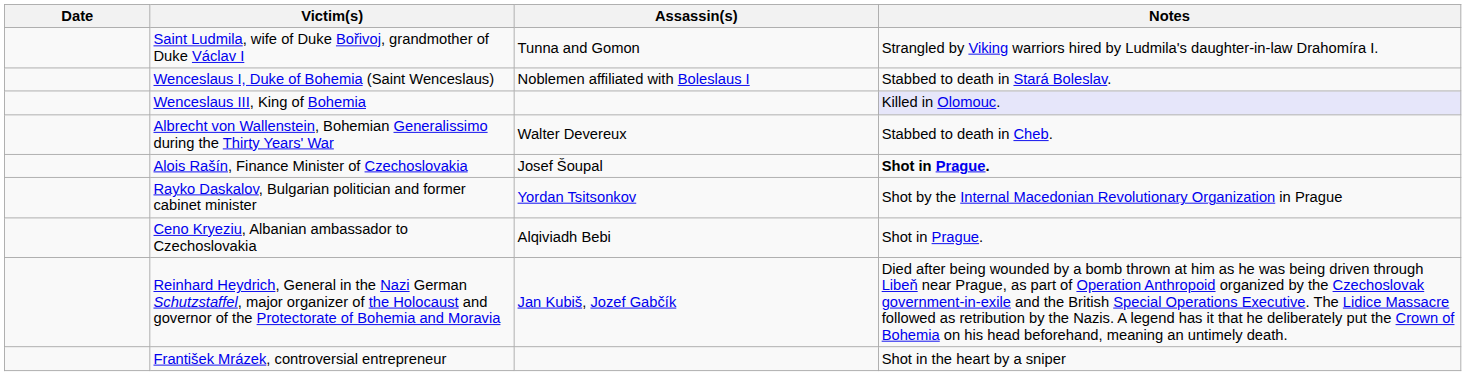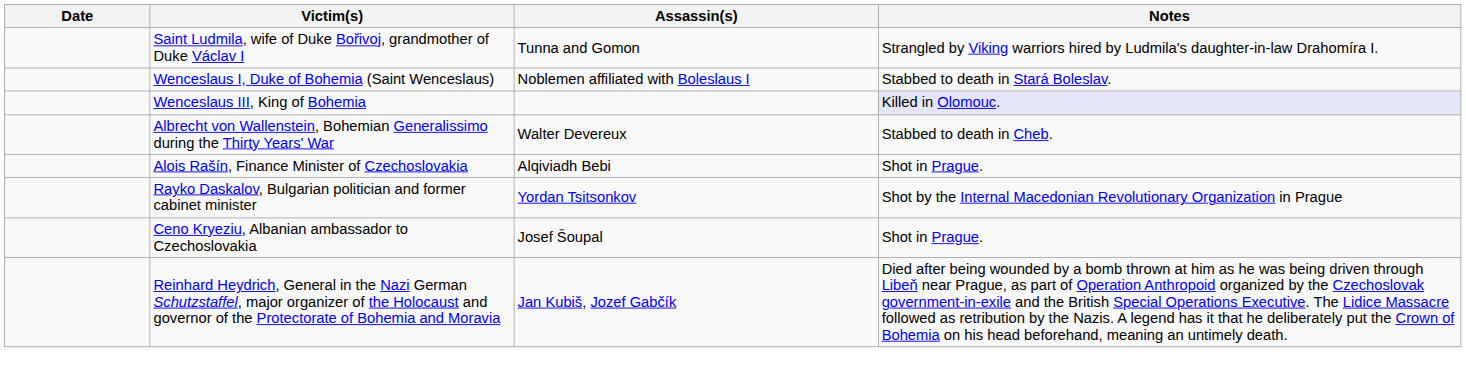(560, 166) Josef Šoupal -> (564, 166) Alqiviadh Bebi
(936, 166) bold -> (932, 166) normal
(564, 237) Alqiviadh Bebi -> (560, 237) Josef Šoupal
- row: (300, 358)
